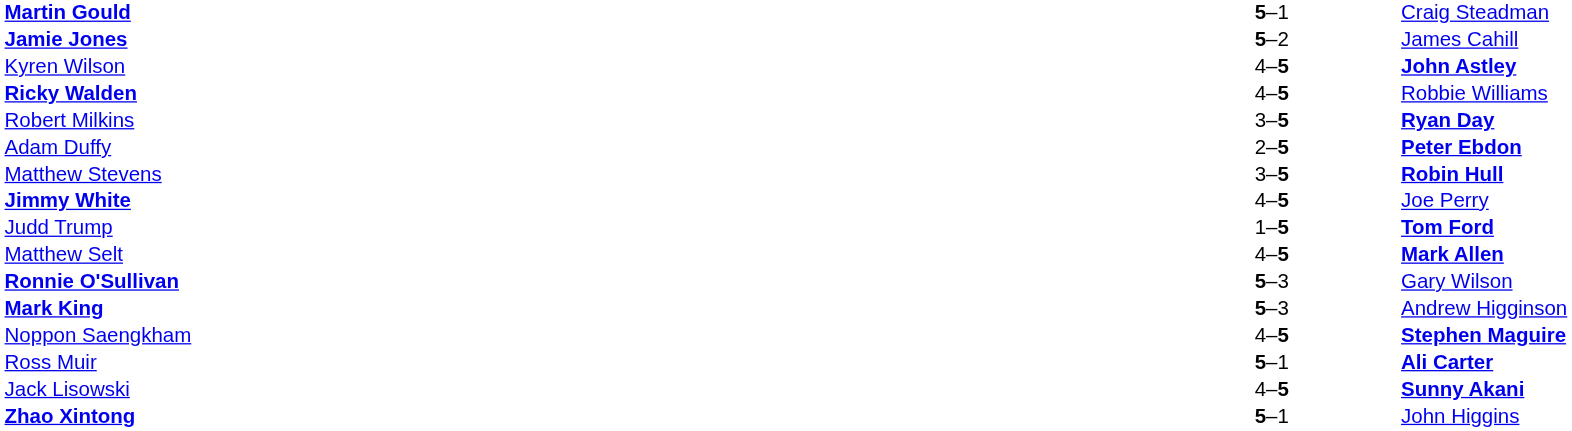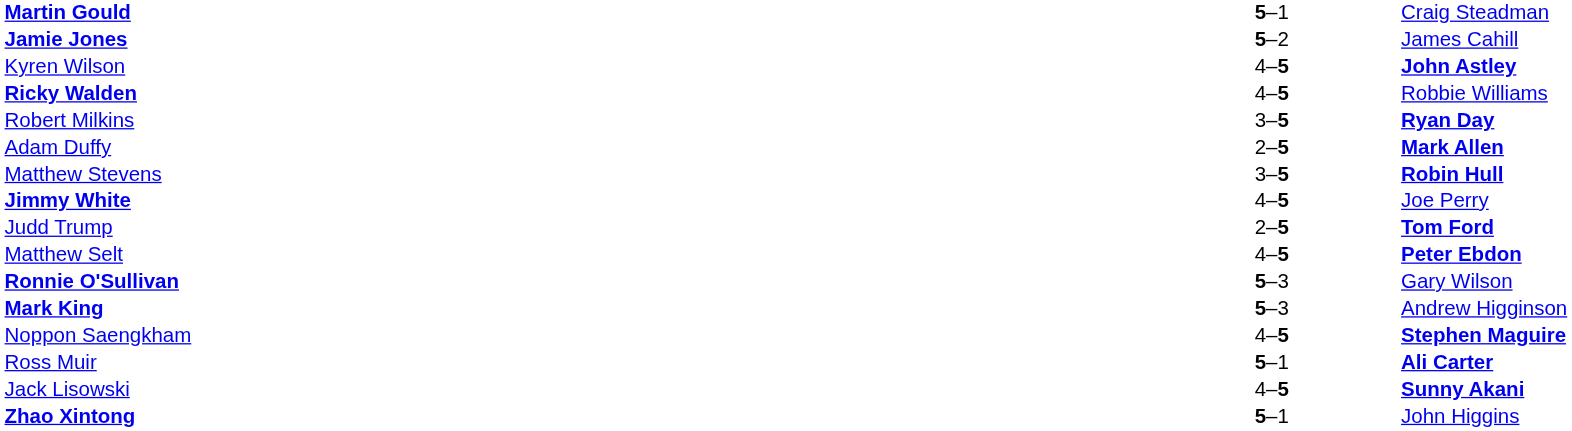(1461, 147) Peter Ebdon -> (1452, 147) Mark Allen
(1272, 227) 1–5 -> (1272, 227) 2–5
(1452, 254) Mark Allen -> (1461, 254) Peter Ebdon
